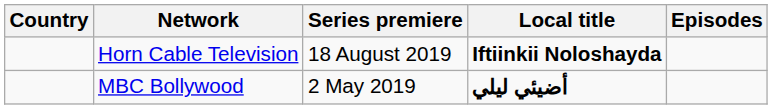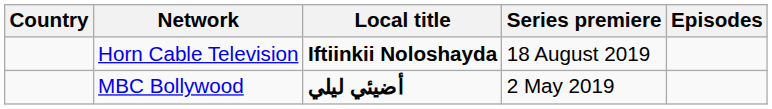columns swapped: (567, 20) <-> (385, 20)
